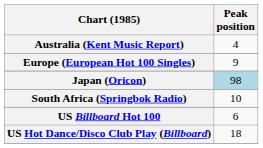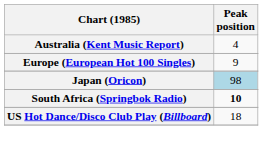(236, 98) normal -> (236, 98) bold
- row: (109, 116)
